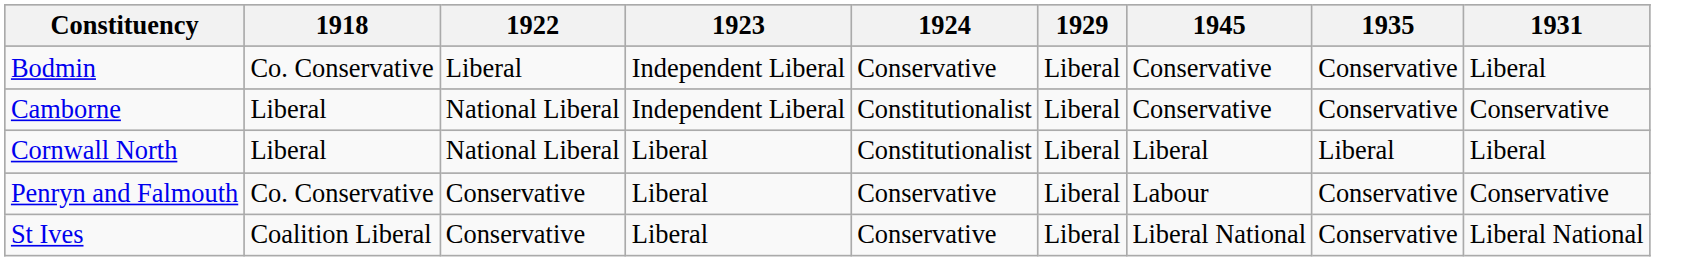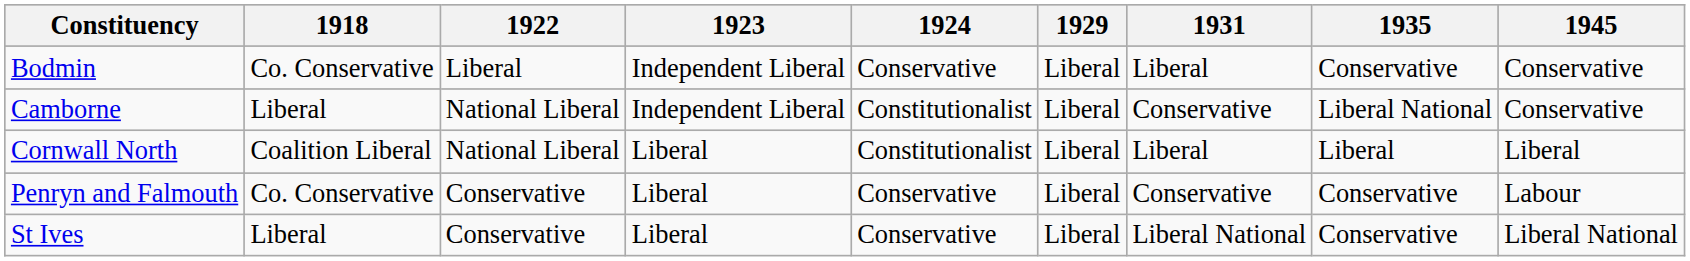columns swapped: (1557, 25) <-> (1219, 25)
(1388, 109) Conservative -> (1405, 109) Liberal National
(289, 151) Liberal -> (341, 151) Coalition Liberal
(341, 234) Coalition Liberal -> (289, 234) Liberal
